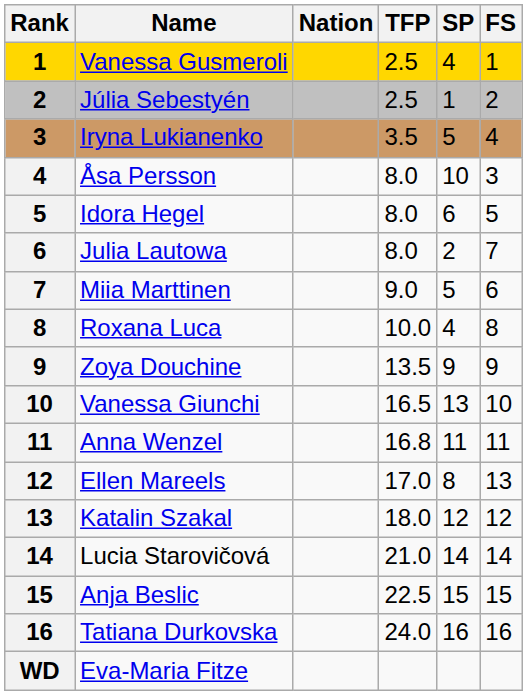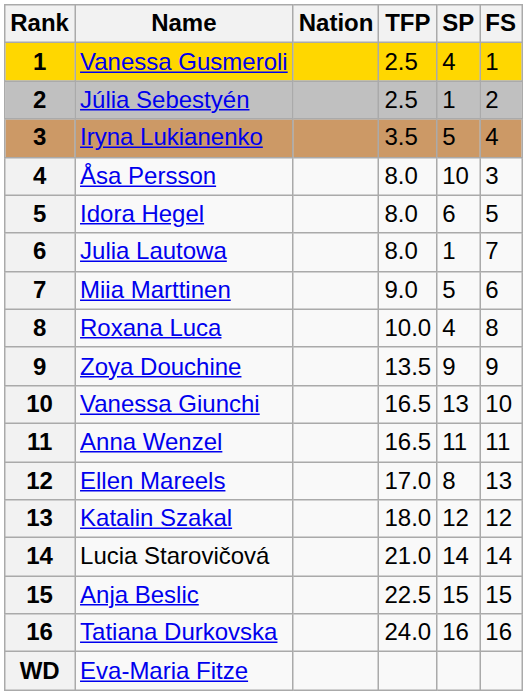(449, 251) 2 -> (449, 251) 1
(408, 442) 16.8 -> (408, 442) 16.5
